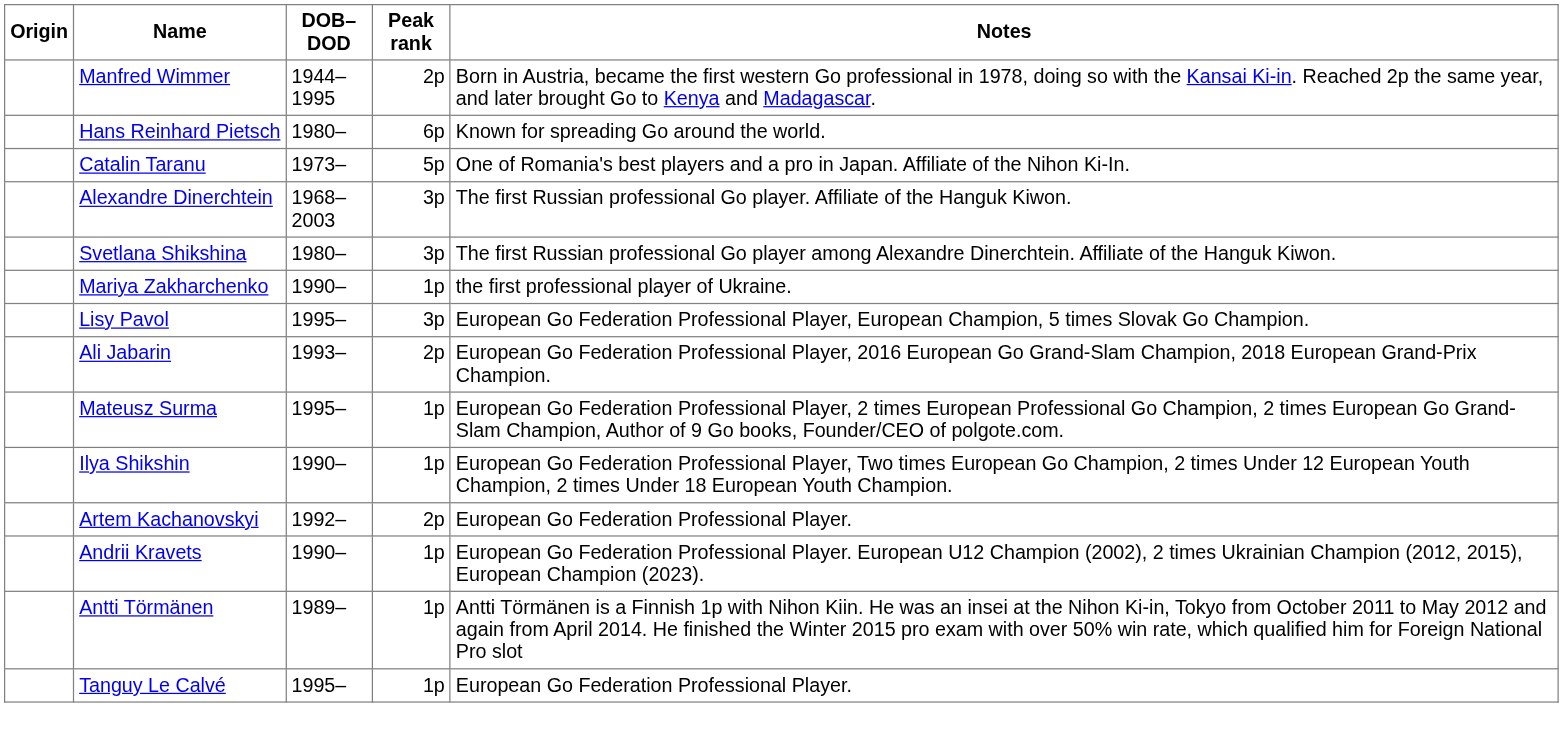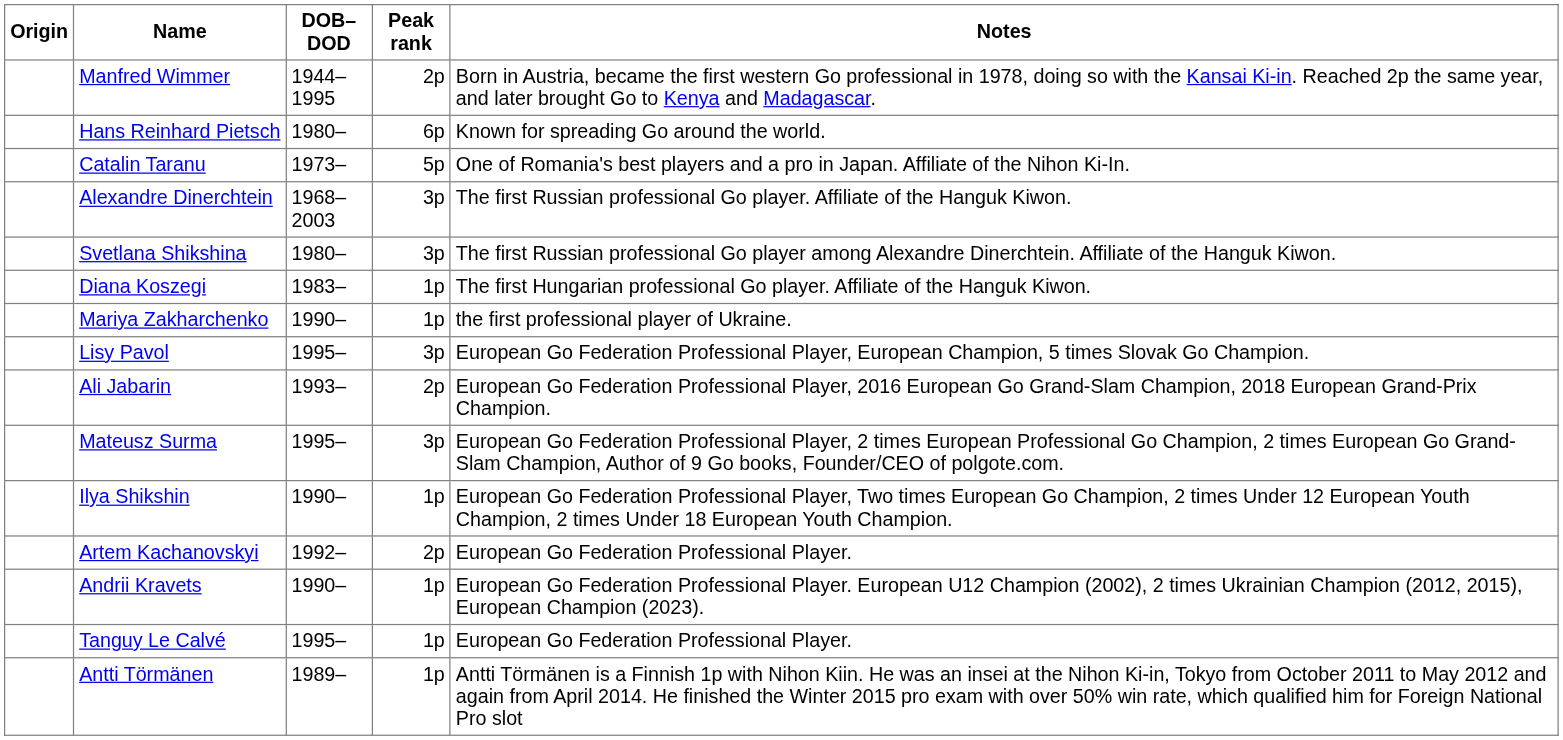+ row: (143, 286)
(434, 408) 1p -> (434, 441) 3p
rows swapped: (146, 607) <-> (152, 685)
